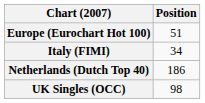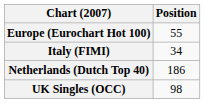(176, 32) 51 -> (176, 32) 55
